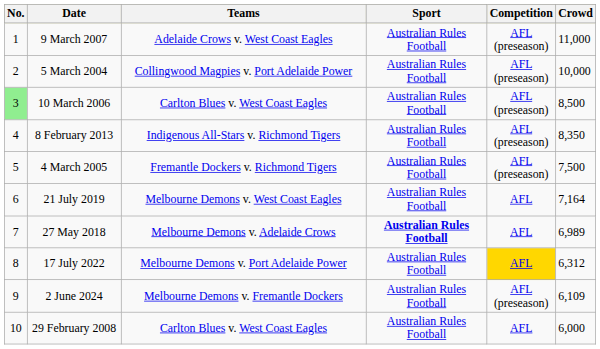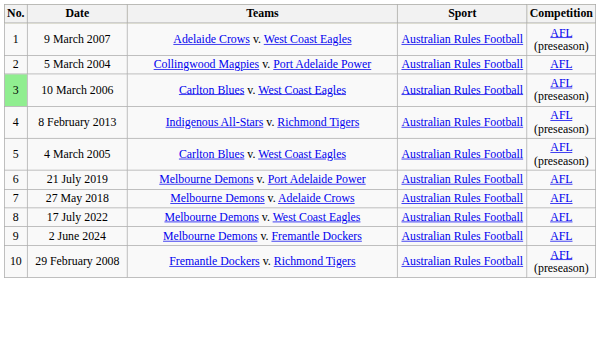- column: (576, 13)
(521, 71) AFL (preseason) -> (561, 64) AFL
(244, 167) Fremantle Dockers v. Richmond Tigers -> (262, 154) Carlton Blues v. West Coast Eagles
(243, 199) Melbourne Demons v. West Coast Eagles -> (262, 179) Melbourne Demons v. Port Adelaide Power
(426, 231) bold -> (462, 198) normal
(243, 264) Melbourne Demons v. Port Adelaide Power -> (262, 217) Melbourne Demons v. West Coast Eagles
(521, 264) gold background -> (561, 217) no background
(521, 296) AFL (preseason) -> (561, 236) AFL
(243, 328) Carlton Blues v. West Coast Eagles -> (262, 261) Fremantle Dockers v. Richmond Tigers
(521, 328) AFL -> (561, 261) AFL (preseason)
